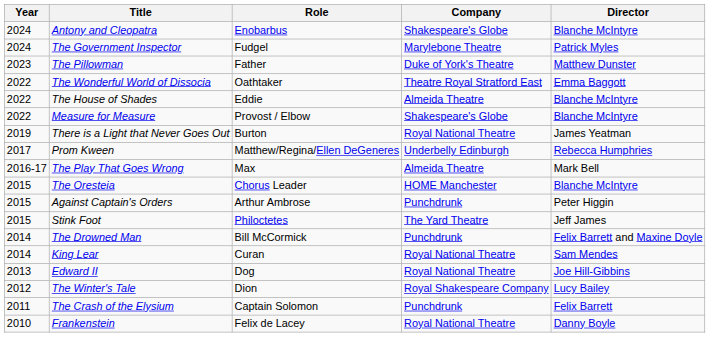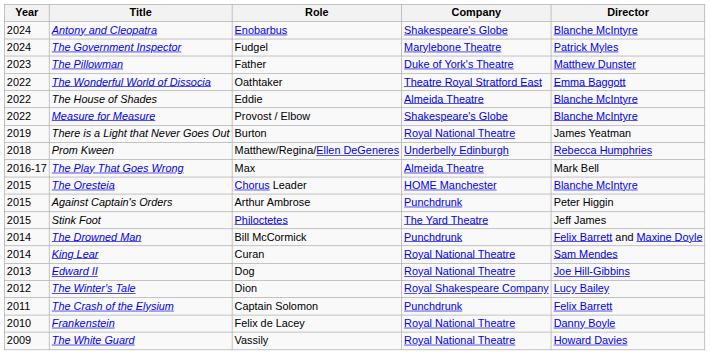(19, 151) 2017 -> (19, 151) 2018
+ row: (93, 340)
